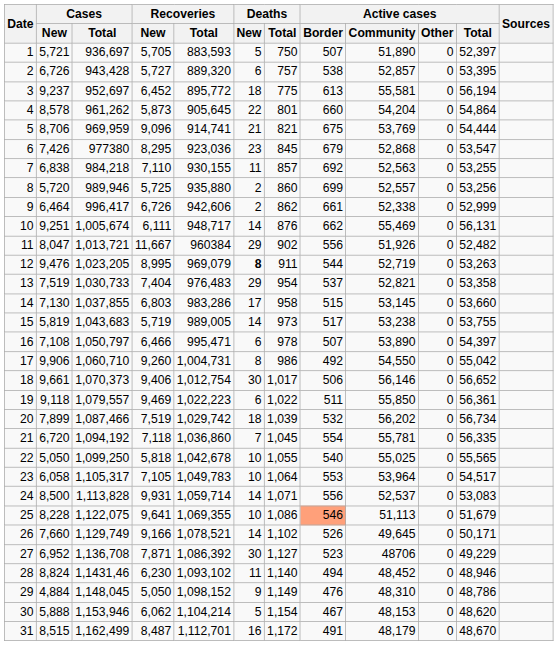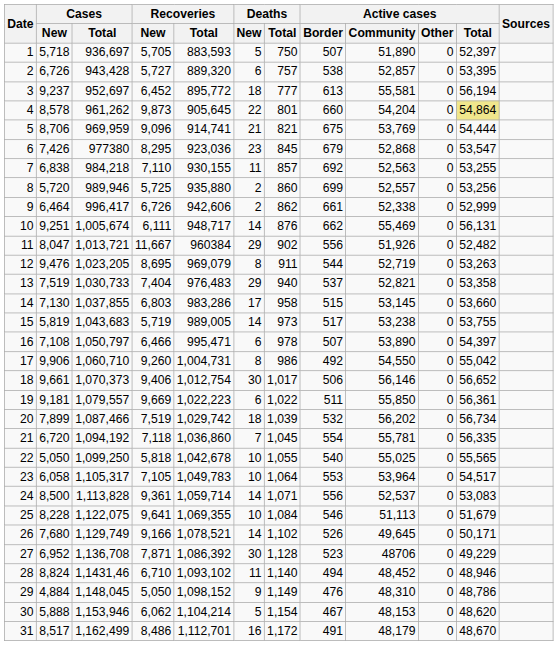(54, 52) 5,721 -> (54, 52) 5,718
(287, 91) 775 -> (287, 91) 777
(156, 110) 5,873 -> (156, 110) 9,873
(478, 110) no background -> (478, 110) khaki background
(156, 264) 8,995 -> (156, 264) 8,695
(258, 264) bold -> (258, 264) normal
(287, 284) 954 -> (287, 284) 940
(55, 399) 9,118 -> (54, 399) 9,181
(156, 399) 9,469 -> (156, 399) 9,669
(156, 496) 9,931 -> (156, 496) 9,361
(282, 515) 1,086 -> (282, 515) 1,084
(333, 515) lightsalmon background -> (333, 515) no background
(54, 534) 7,660 -> (54, 534) 7,680
(282, 554) 1,127 -> (282, 554) 1,128
(156, 573) 6,230 -> (156, 573) 6,710
(54, 631) 8,515 -> (54, 631) 8,517
(156, 631) 8,487 -> (156, 631) 8,486
